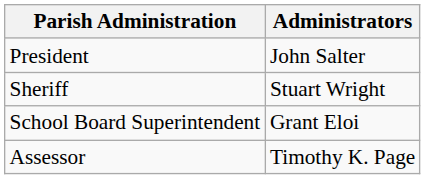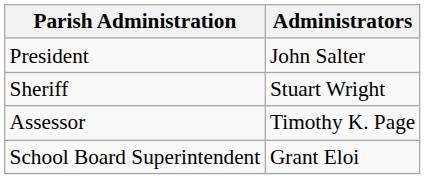rows swapped: (47, 156) <-> (135, 122)
